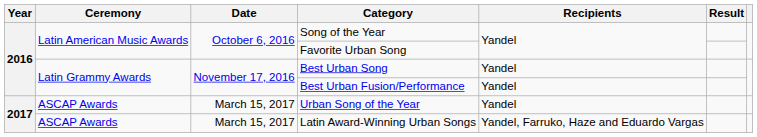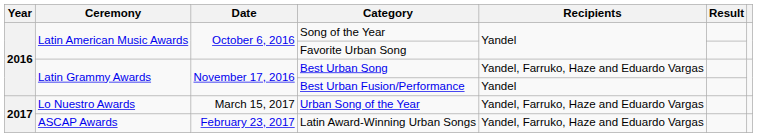(499, 68) Yandel -> (592, 68) Yandel, Farruko, Haze and Eduardo Vargas
(78, 104) ASCAP Awards -> (87, 104) Lo Nuestro Awards
(499, 104) Yandel -> (592, 104) Yandel, Farruko, Haze and Eduardo Vargas
(255, 123) March 15, 2017 -> (248, 123) February 23, 2017
